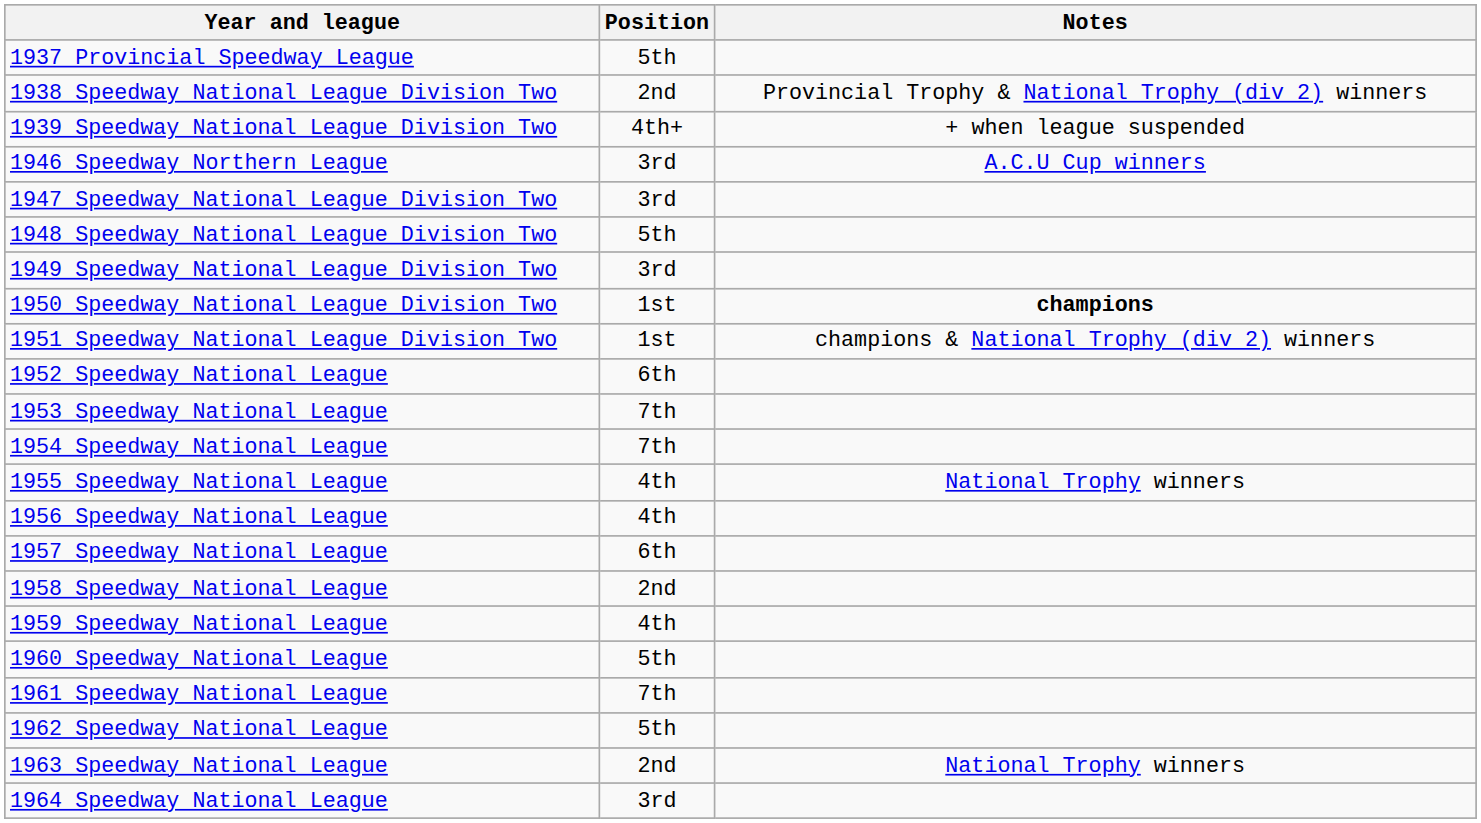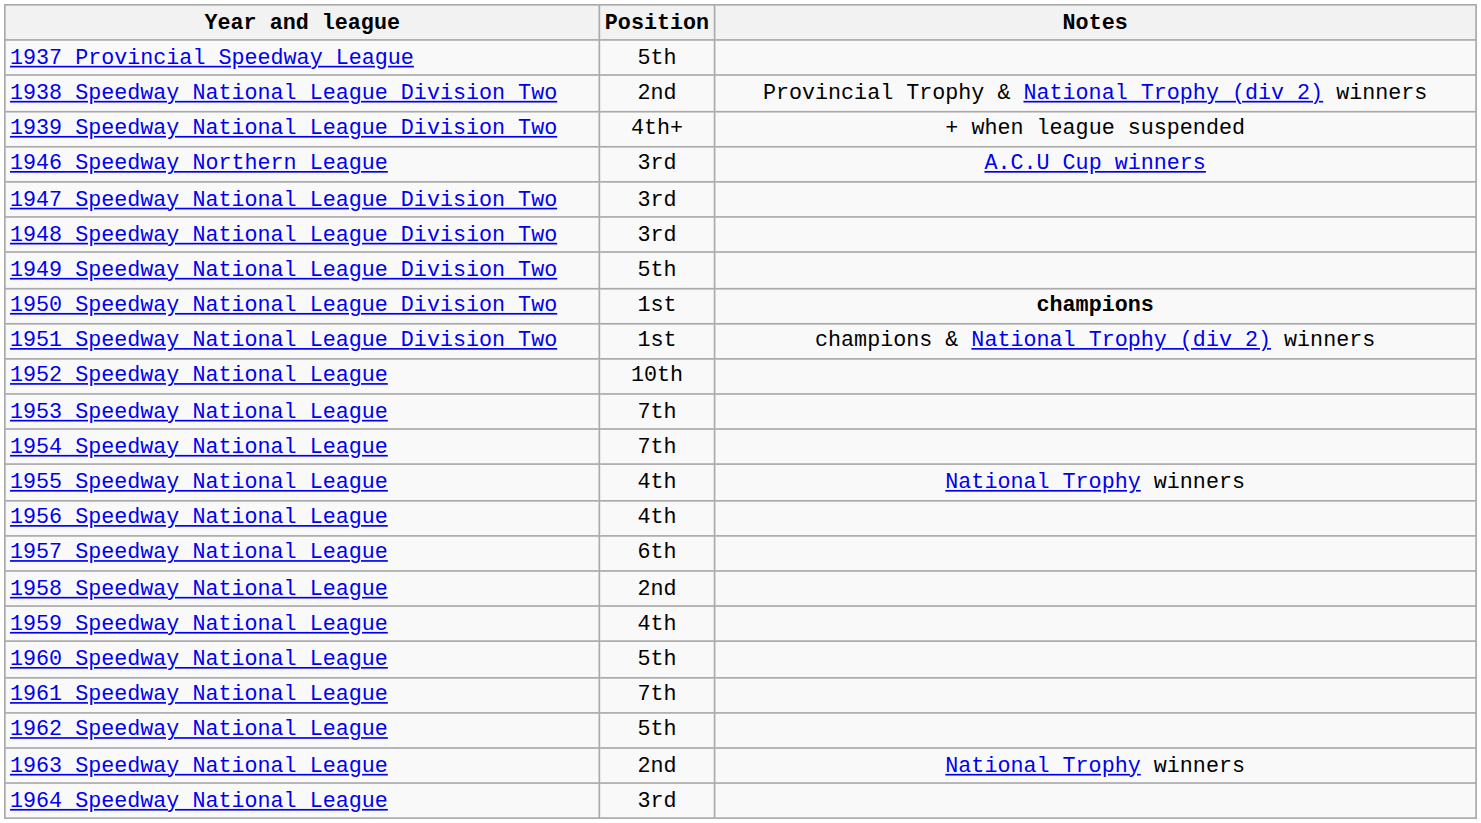(657, 235) 5th -> (657, 235) 3rd
(657, 270) 3rd -> (657, 270) 5th
(657, 376) 6th -> (657, 376) 10th
